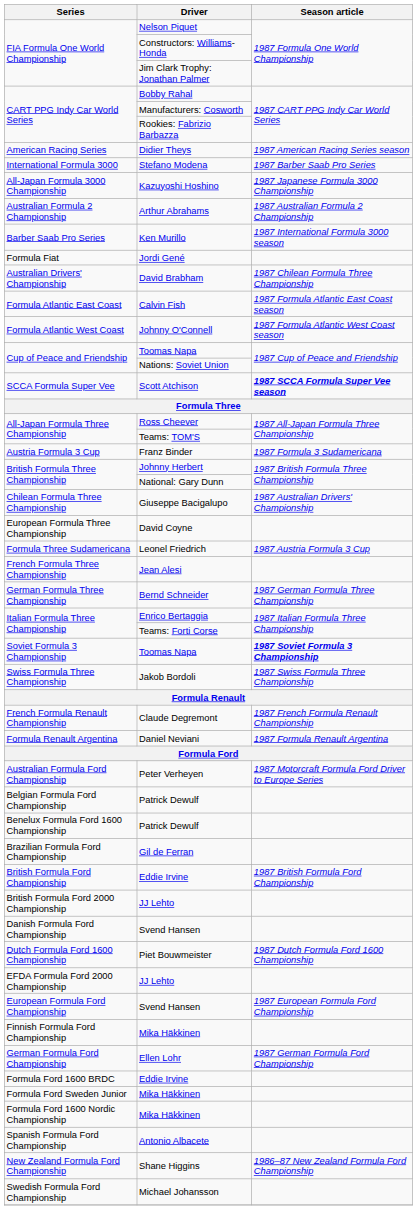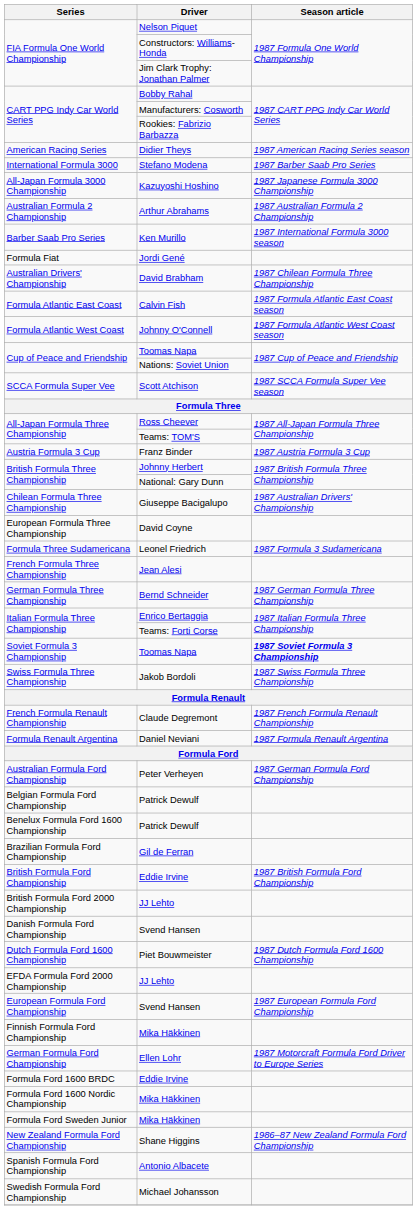(322, 386) bold -> (320, 386) normal
(318, 452) 1987 Formula 3 Sudamericana -> (312, 452) 1987 Austria Formula 3 Cup
(312, 549) 1987 Austria Formula 3 Cup -> (318, 549) 1987 Formula 3 Sudamericana
(329, 774) 1987 Motorcraft Formula Ford Driver to Europe Series -> (312, 774) 1987 German Formula Ford Championship
(312, 1058) 1987 German Formula Ford Championship -> (329, 1058) 1987 Motorcraft Formula Ford Driver to Europe Series
rows swapped: (67, 1094) <-> (61, 1114)
rows swapped: (63, 1166) <-> (53, 1140)
